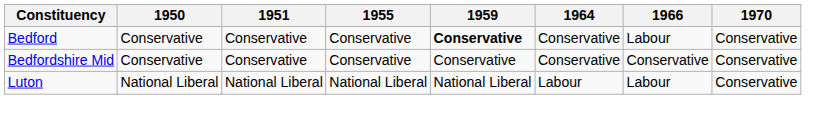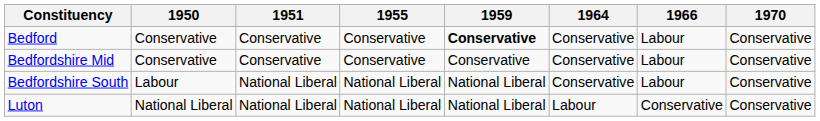(668, 60) Conservative -> (663, 60) Labour
+ row: (68, 82)
(649, 82) Labour -> (682, 104) Conservative
